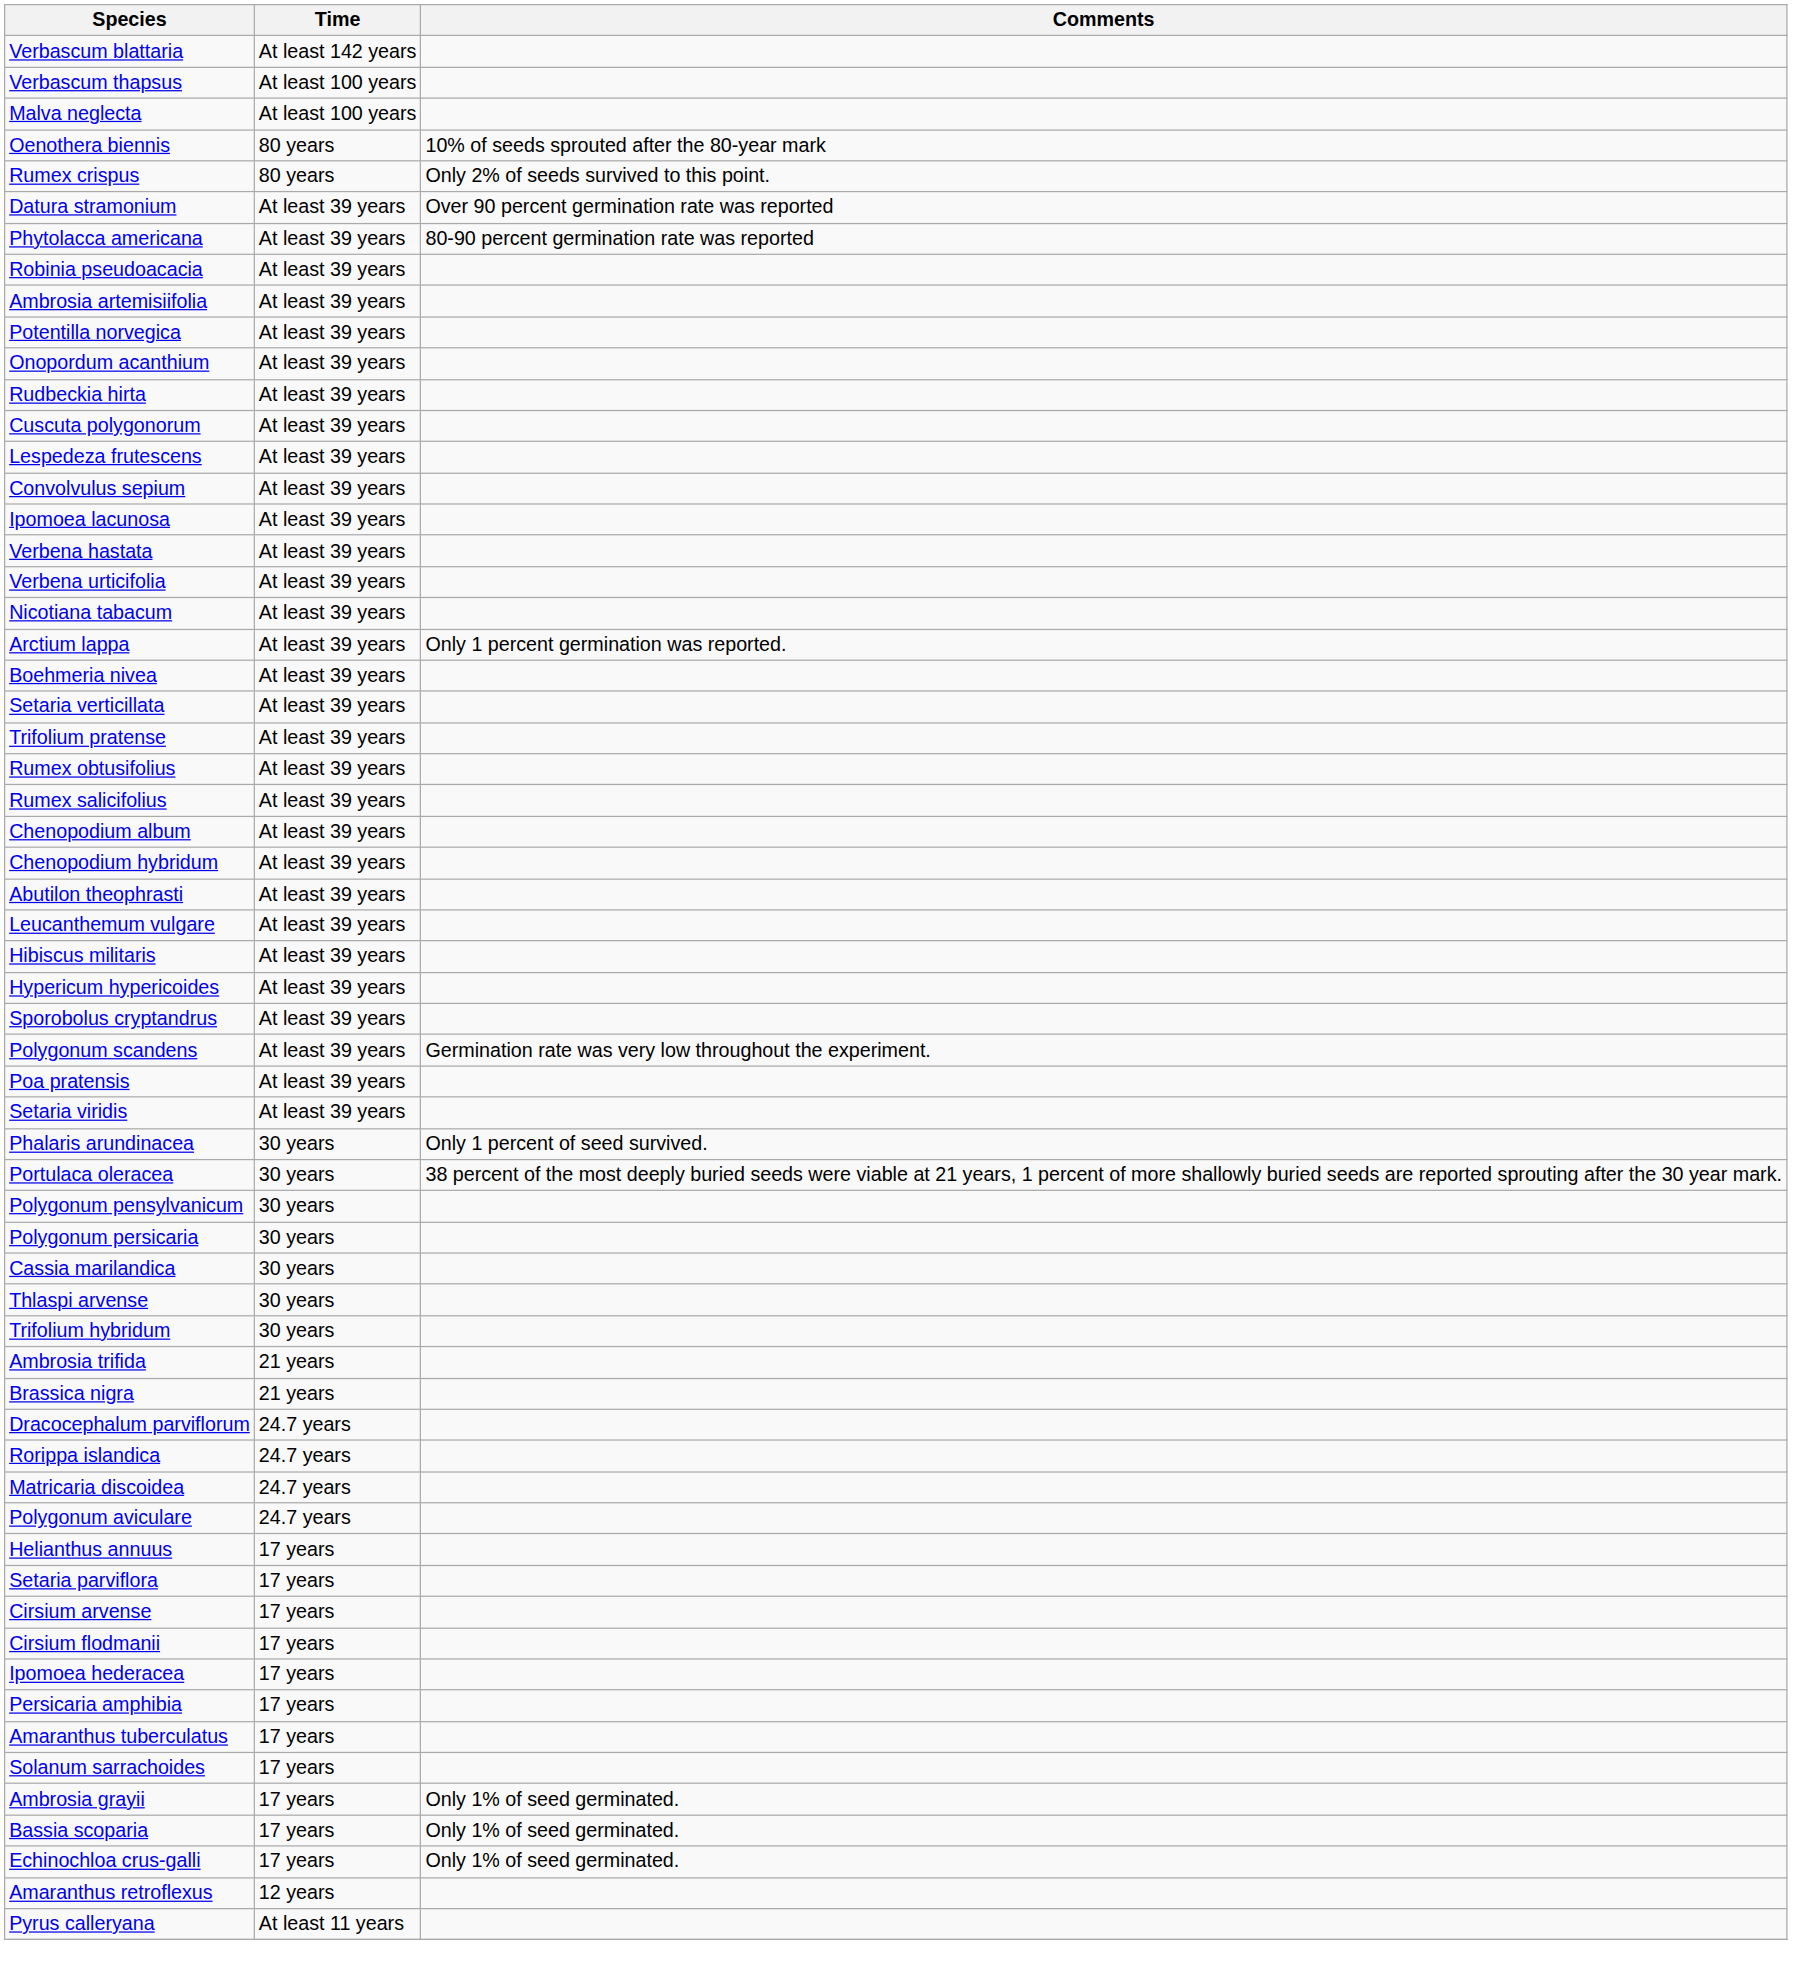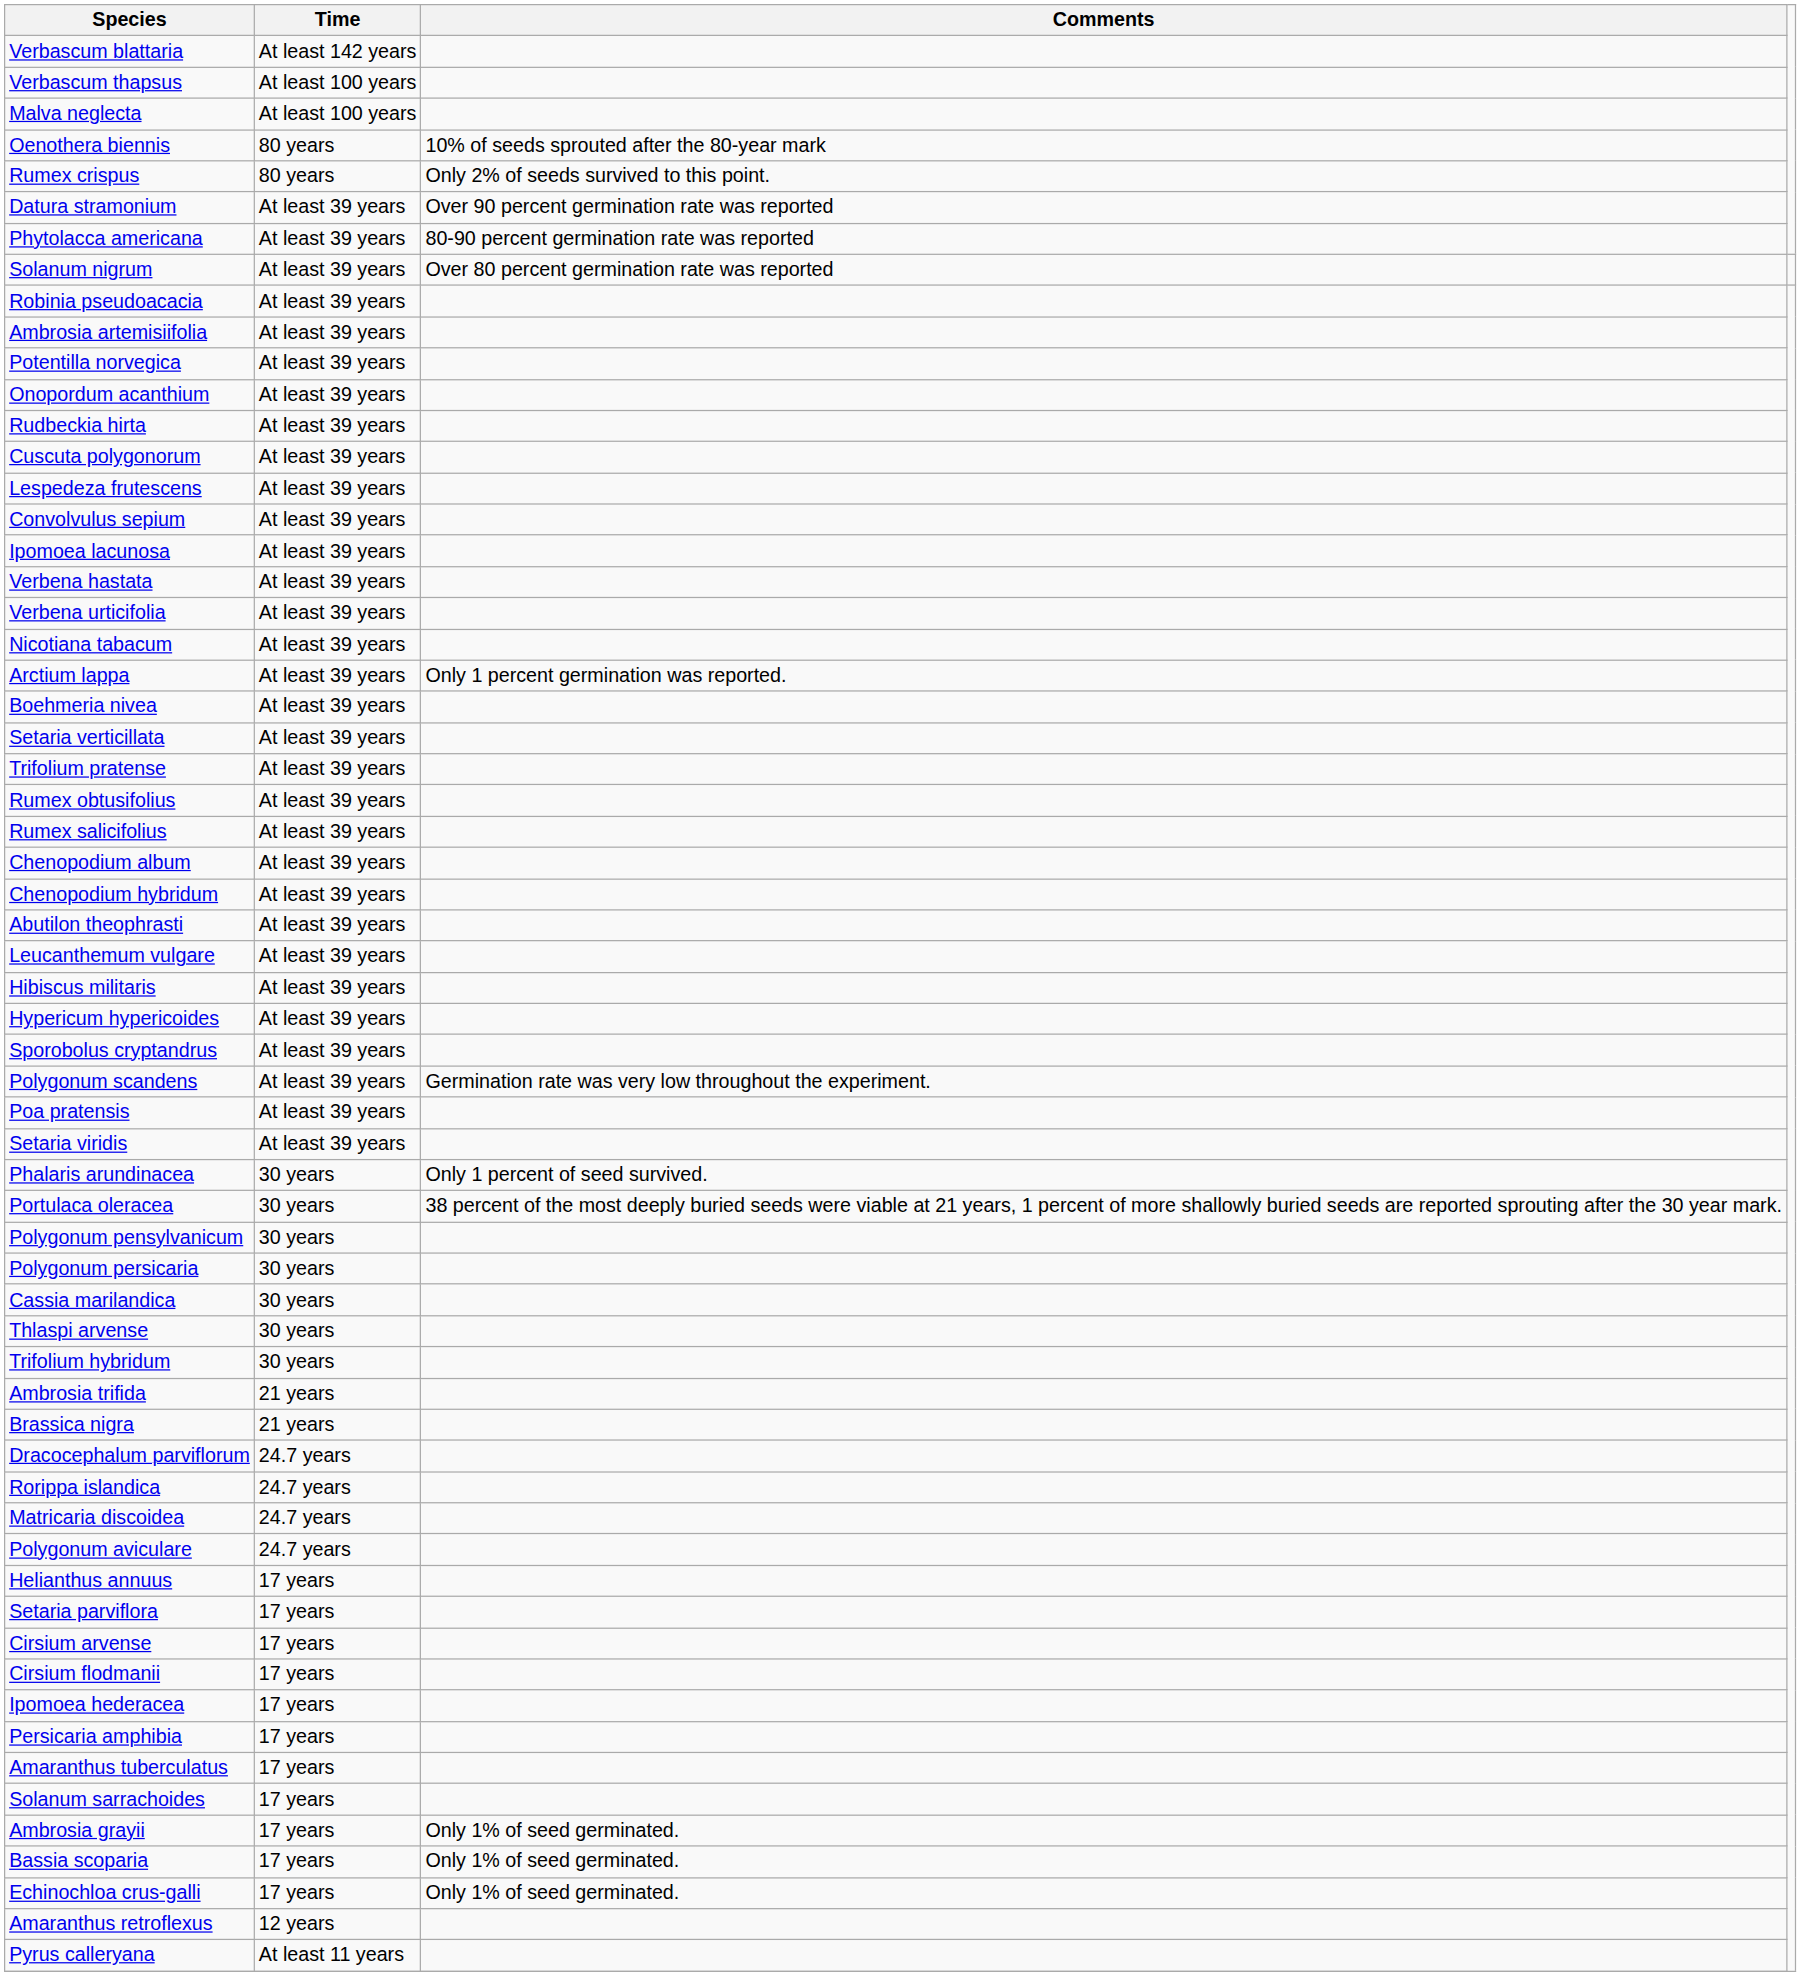+ row: (81, 269)
